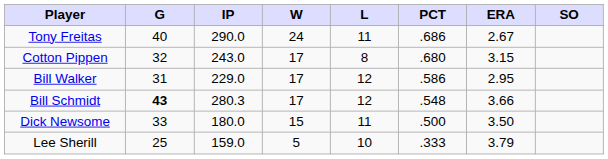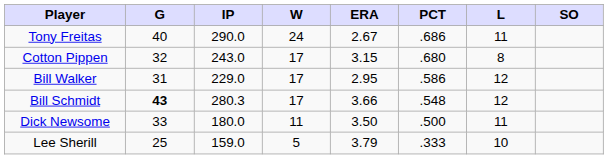columns swapped: (364, 15) <-> (501, 15)
(296, 121) 15 -> (296, 121) 11
